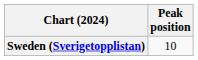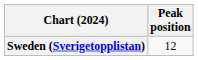(170, 45) 10 -> (170, 45) 12
